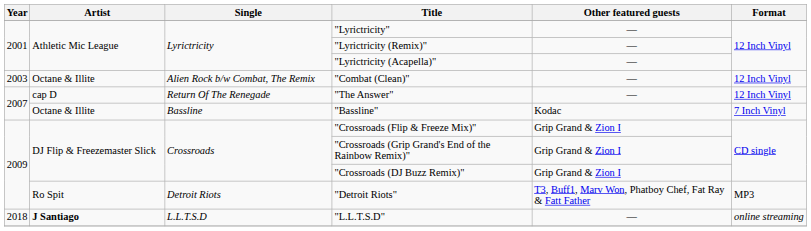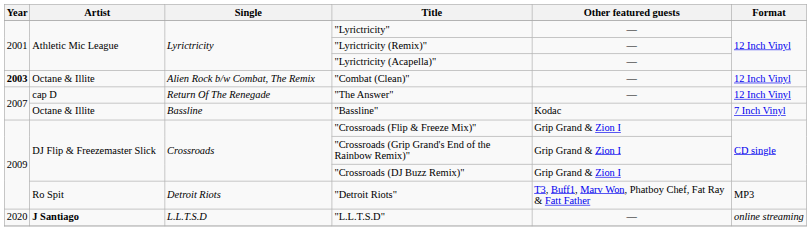(17, 78) normal -> (17, 78) bold
(17, 217) 2018 -> (17, 217) 2020
